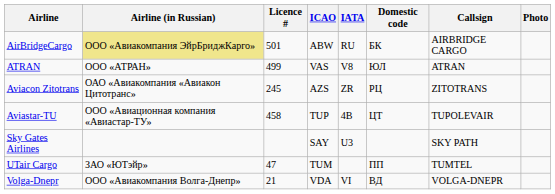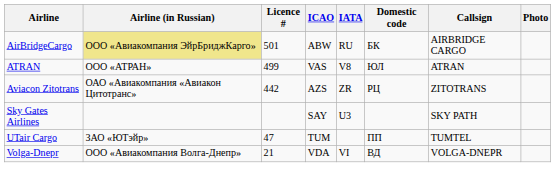(273, 88) 245 -> (271, 88) 442
- row: (32, 116)
